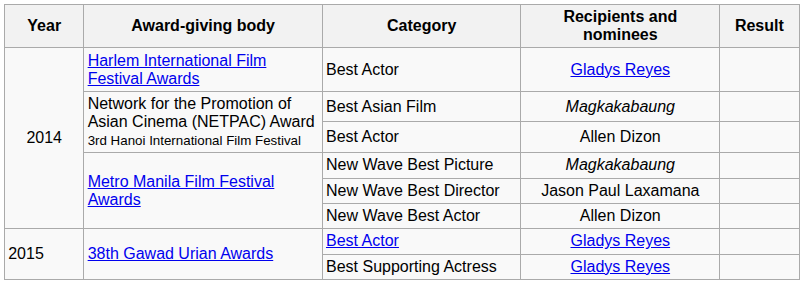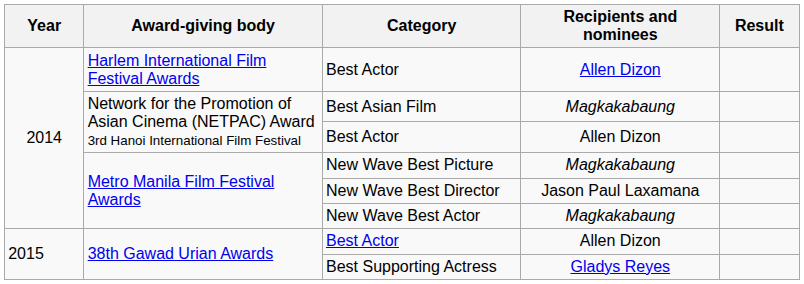(620, 69) Gladys Reyes -> (620, 69) Allen Dizon
(620, 216) Allen Dizon -> (620, 216) Magkakabaung
(620, 241) Gladys Reyes -> (620, 241) Allen Dizon
